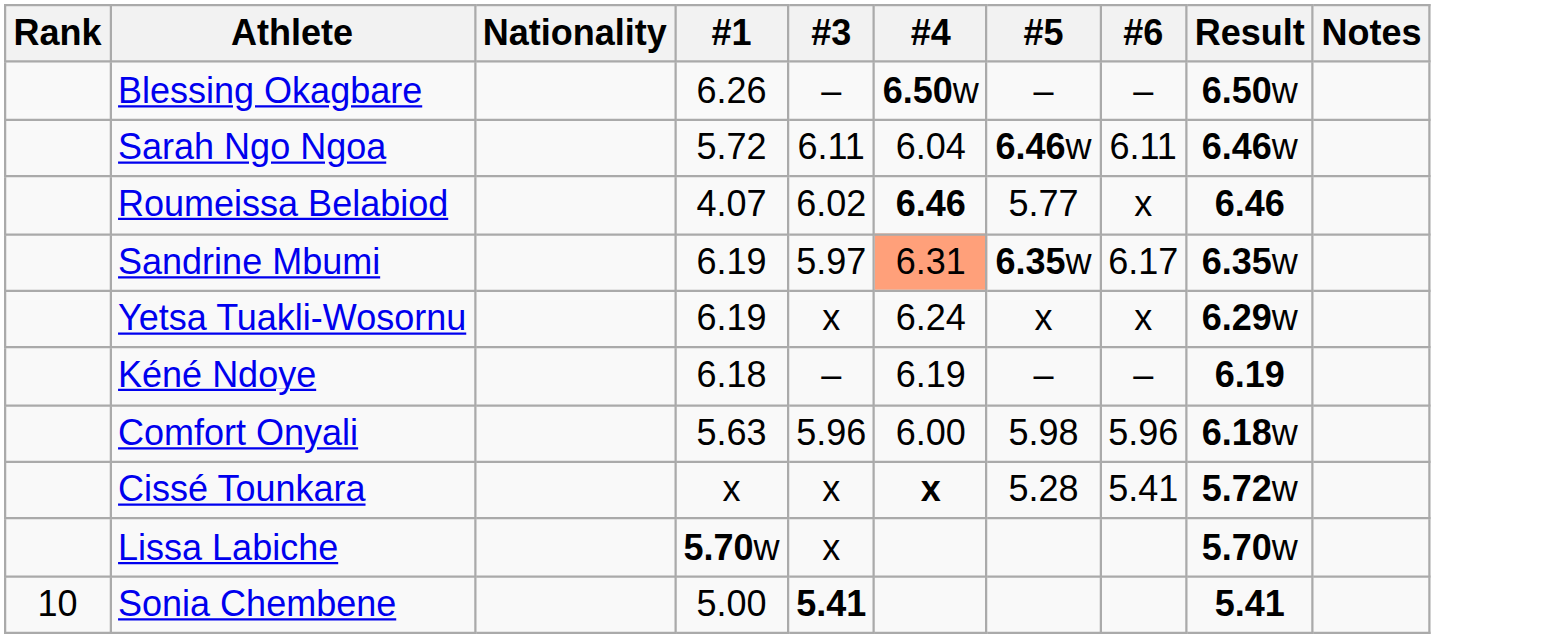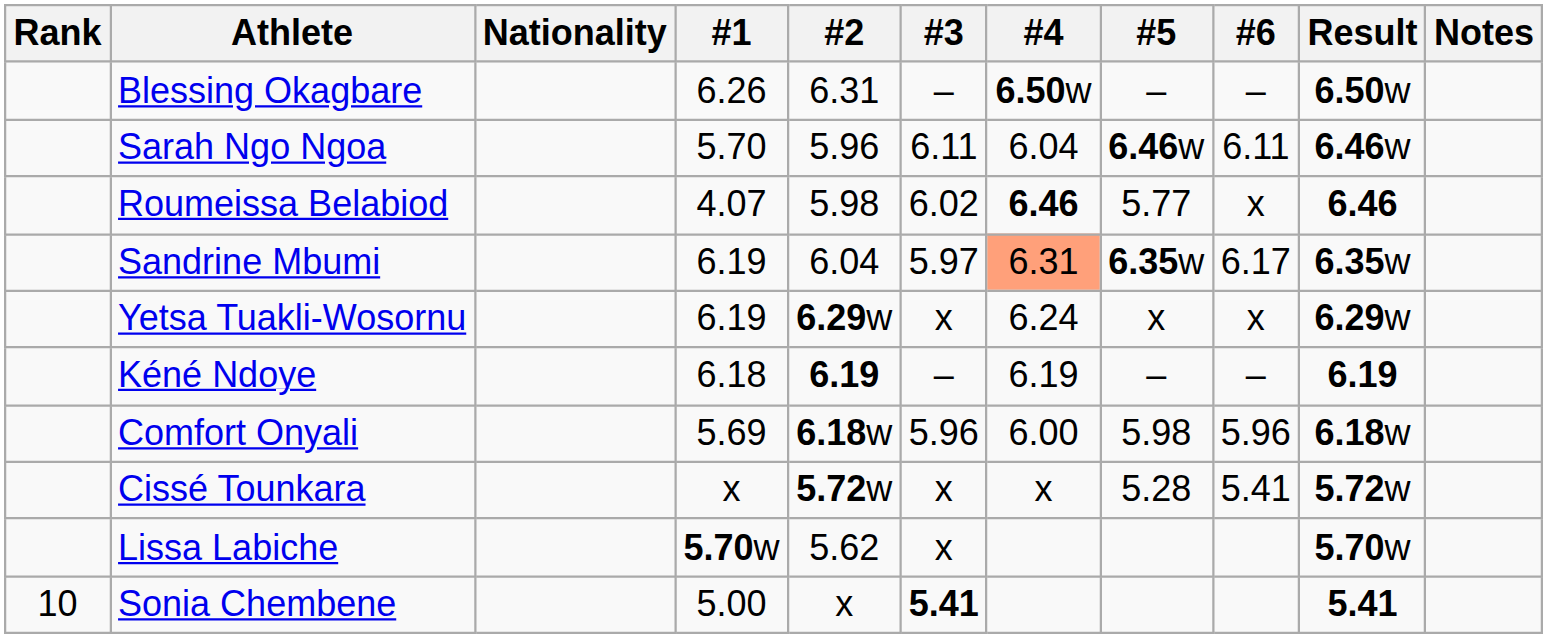+ column: (844, 33)
(732, 147) 5.72 -> (732, 147) 5.70
(732, 432) 5.63 -> (732, 432) 5.69
(931, 489) bold -> (1044, 489) normal
